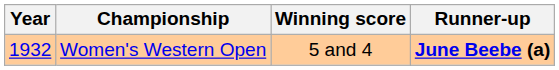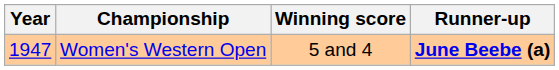(30, 49) 1932 -> (30, 49) 1947
